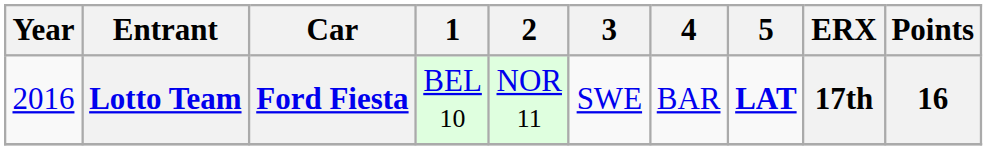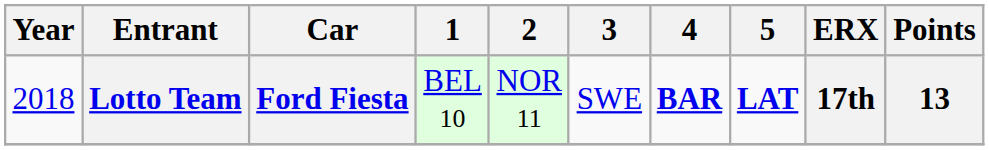(43, 99) 2016 -> (43, 99) 2018
(689, 99) normal -> (689, 99) bold
(933, 99) 16 -> (934, 99) 13
